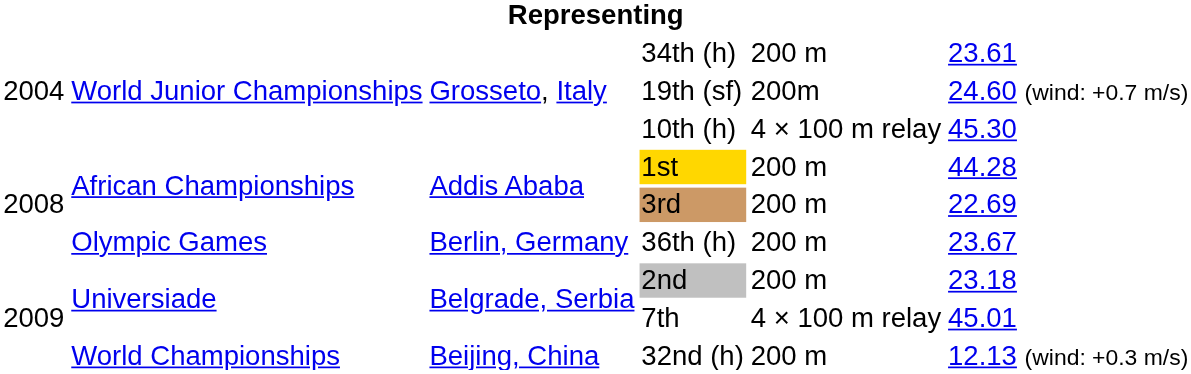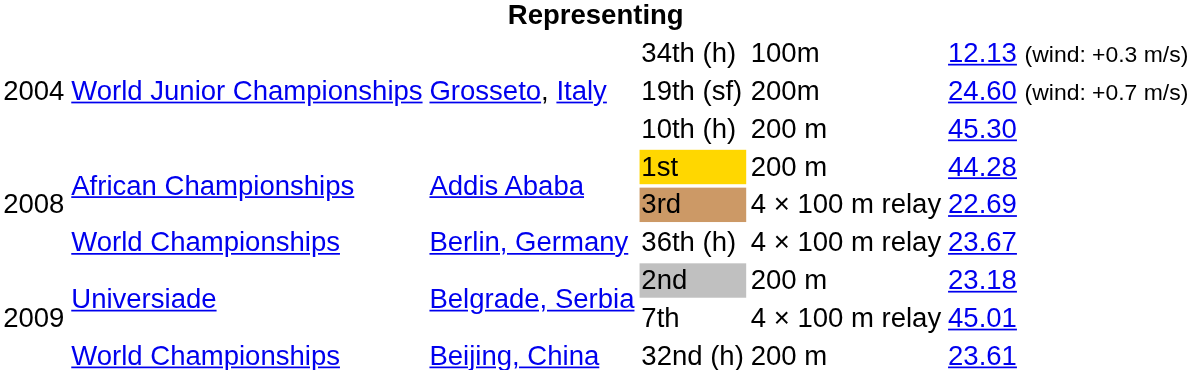(789, 53) 200 m -> (785, 53) 100m
(982, 53) 23.61 -> (1068, 53) 12.13 (wind: +0.3 m/s)
(846, 128) 4 × 100 m relay -> (789, 128) 200 m
(789, 204) 200 m -> (846, 204) 4 × 100 m relay
(169, 242) Olympic Games -> (206, 242) World Championships
(789, 242) 200 m -> (846, 242) 4 × 100 m relay
(1068, 355) 12.13 (wind: +0.3 m/s) -> (982, 355) 23.61
